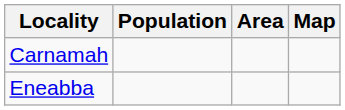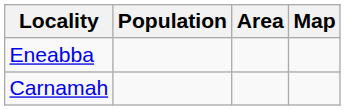rows swapped: (59, 54) <-> (52, 88)
